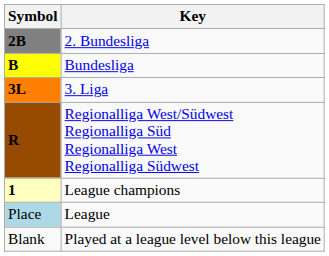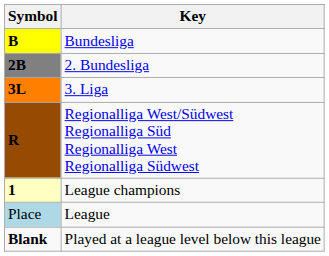rows swapped: (99, 65) <-> (107, 41)
(26, 239) normal -> (28, 239) bold
